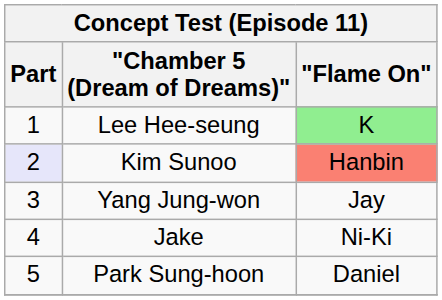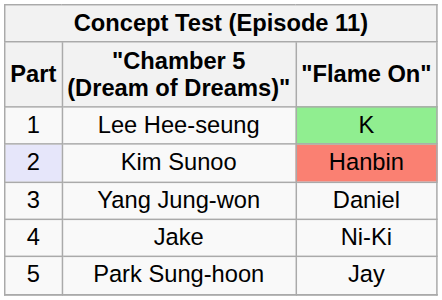(366, 200) Jay -> (366, 200) Daniel
(366, 275) Daniel -> (366, 275) Jay
